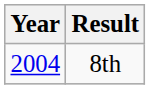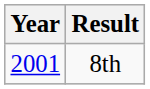(35, 63) 2004 -> (35, 63) 2001
